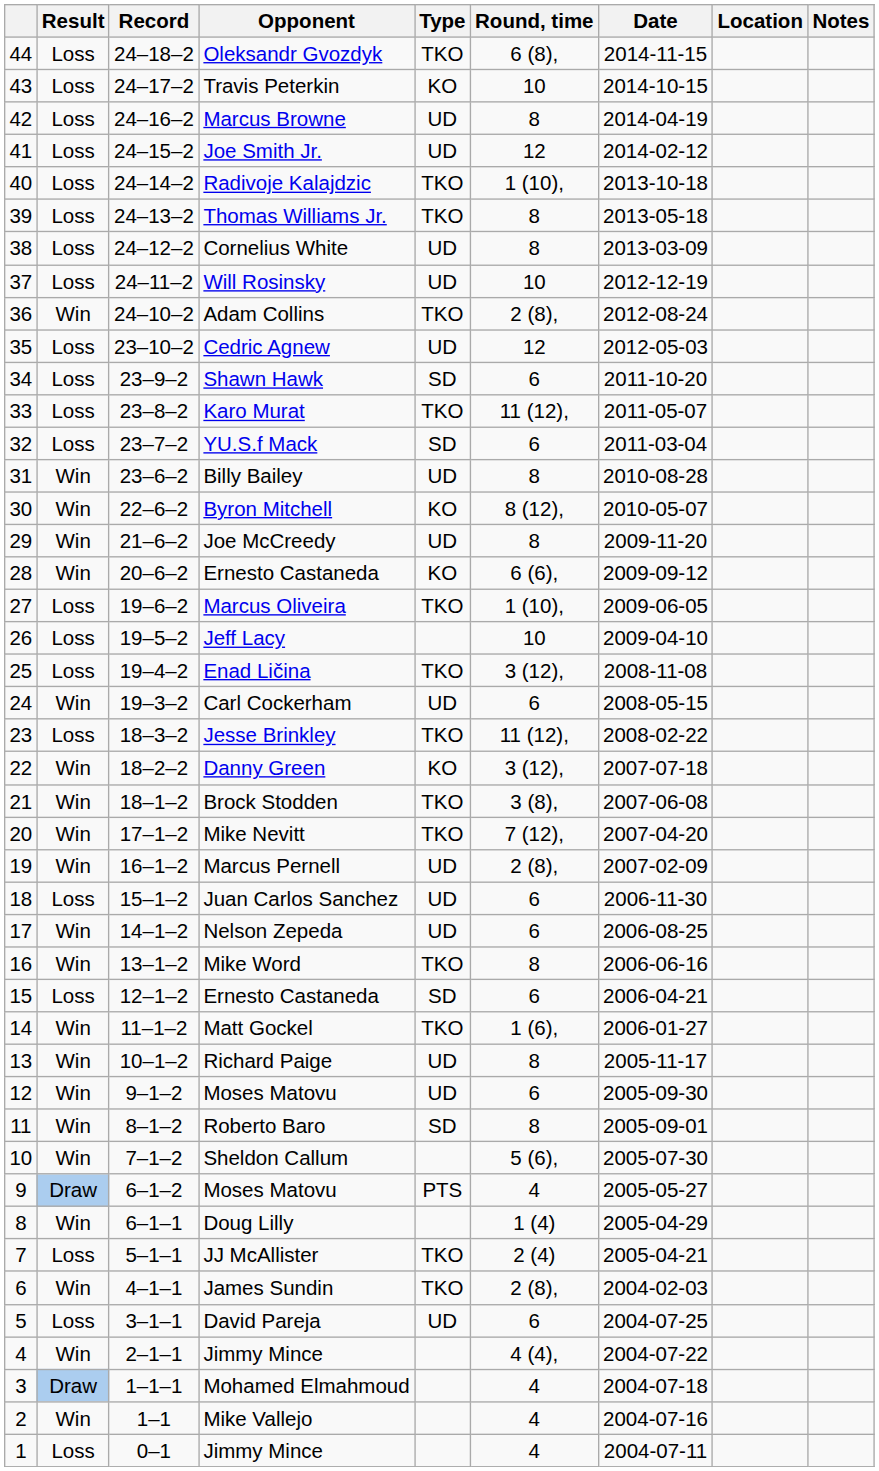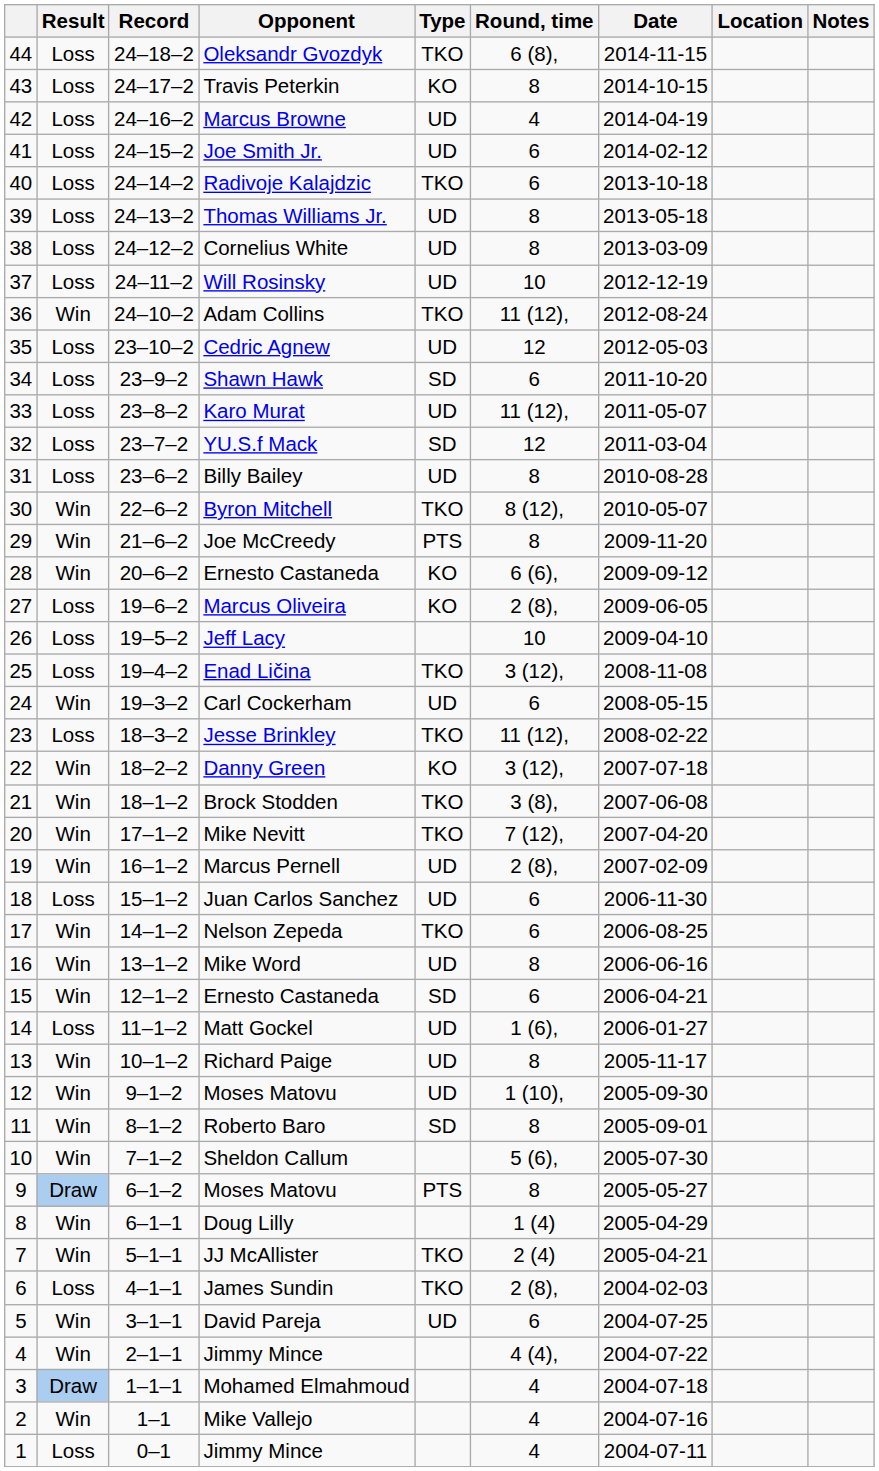(534, 86) 10 -> (534, 86) 8
(534, 119) 8 -> (534, 119) 4
(534, 151) 12 -> (534, 151) 6
(534, 184) 1 (10), -> (534, 184) 6
(442, 216) TKO -> (442, 216) UD
(534, 313) 2 (8), -> (534, 313) 11 (12),
(442, 411) TKO -> (442, 411) UD
(534, 443) 6 -> (534, 443) 12
(73, 476) Win -> (73, 476) Loss
(442, 508) KO -> (442, 508) TKO
(442, 541) UD -> (442, 541) PTS
(442, 606) TKO -> (442, 606) KO
(534, 606) 1 (10), -> (534, 606) 2 (8),
(442, 931) UD -> (442, 931) TKO
(442, 963) TKO -> (442, 963) UD
(73, 996) Loss -> (73, 996) Win
(73, 1028) Win -> (73, 1028) Loss
(442, 1028) TKO -> (442, 1028) UD
(534, 1093) 6 -> (534, 1093) 1 (10),
(534, 1191) 4 -> (534, 1191) 8
(73, 1256) Loss -> (73, 1256) Win
(73, 1288) Win -> (73, 1288) Loss
(73, 1320) Loss -> (73, 1320) Win
